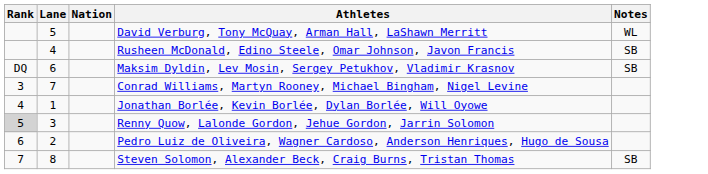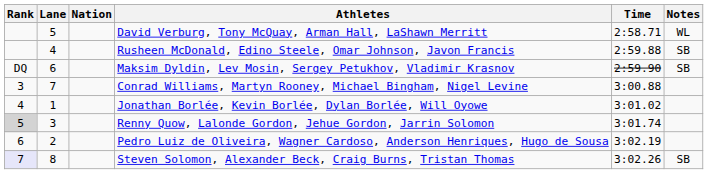+ column: (638, 14)
(21, 159) no background -> (21, 159) lavender background
